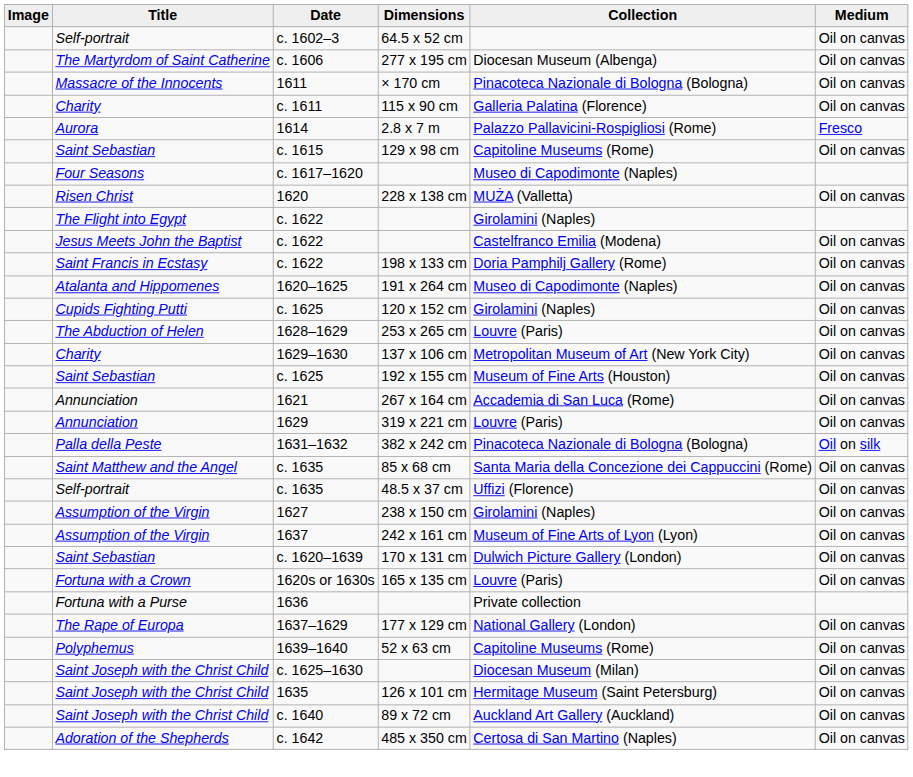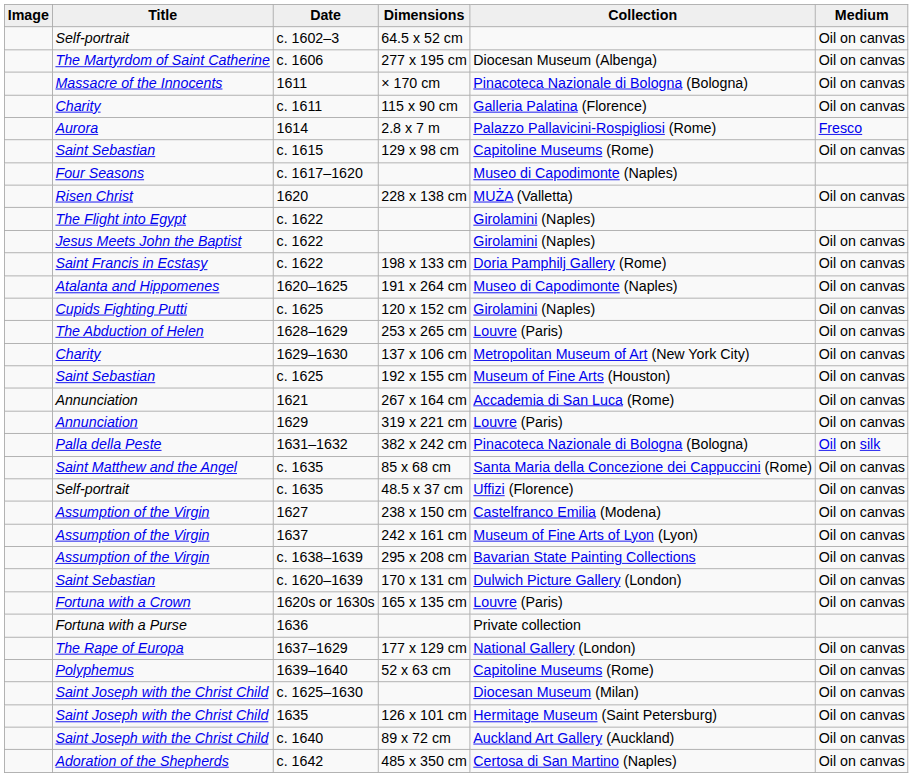(567, 241) Castelfranco Emilia (Modena) -> (534, 241) Girolamini (Naples)
(534, 512) Girolamini (Naples) -> (567, 512) Castelfranco Emilia (Modena)
+ row: (133, 557)
